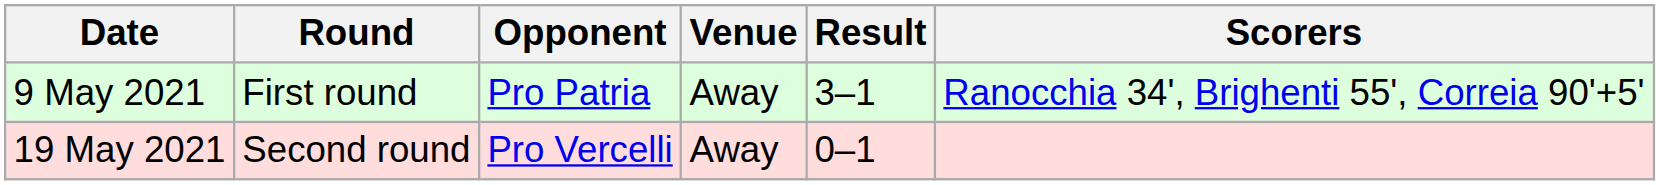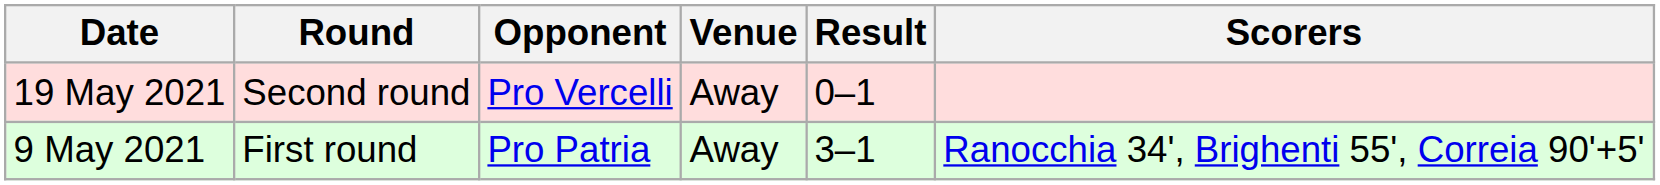rows swapped: (109, 91) <-> (120, 149)
